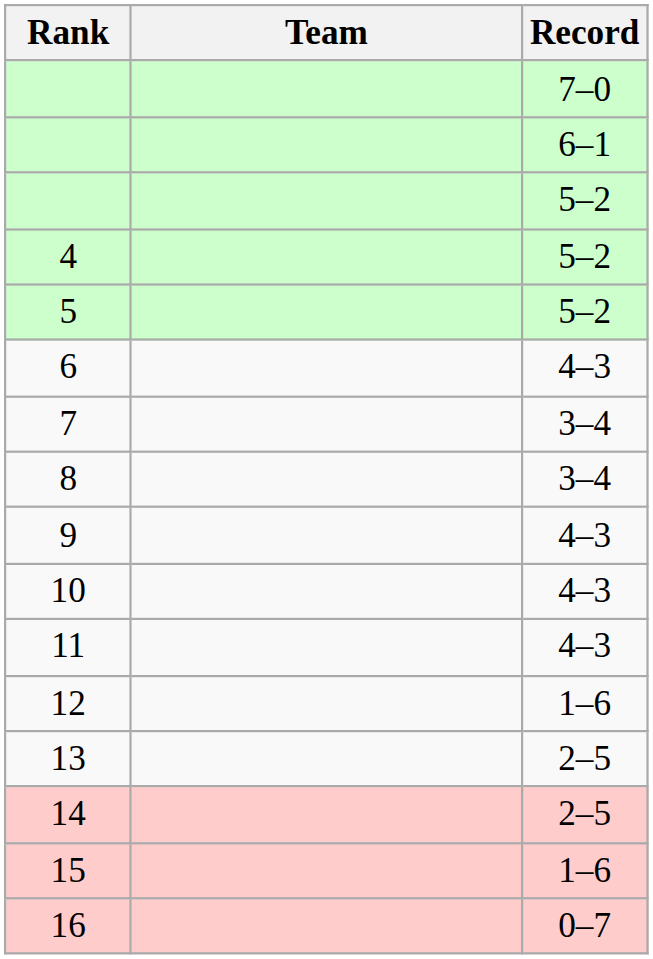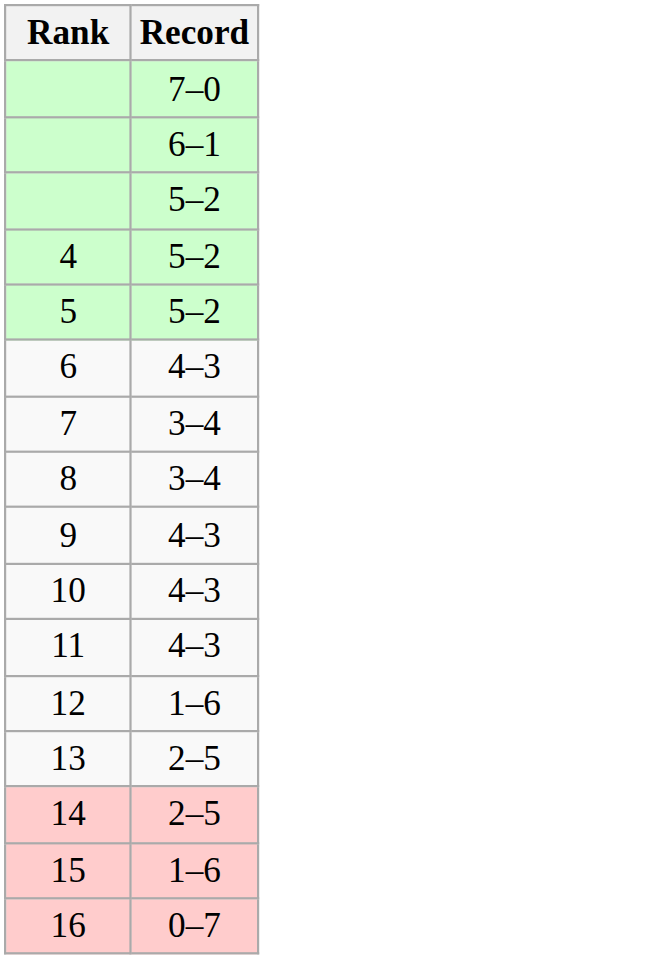- column: (326, 32)
